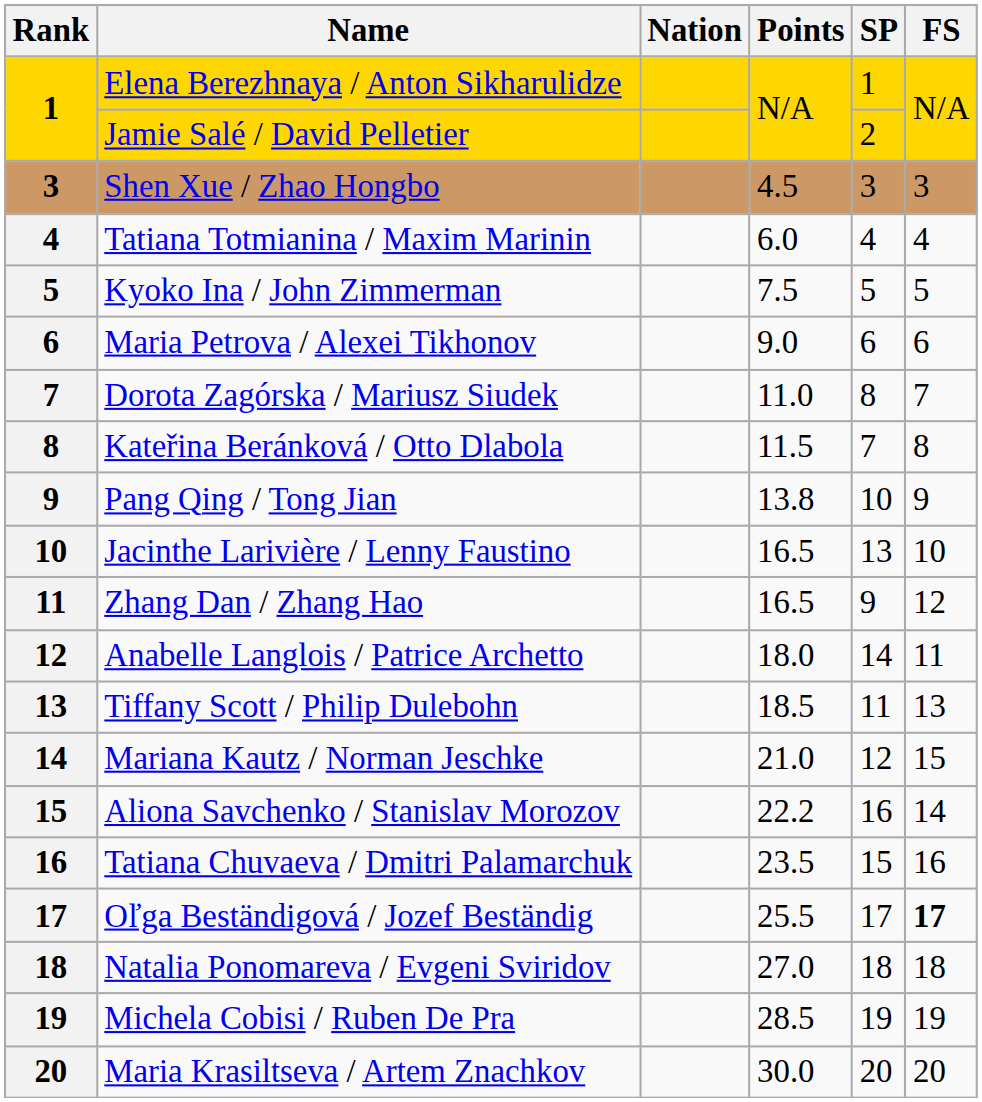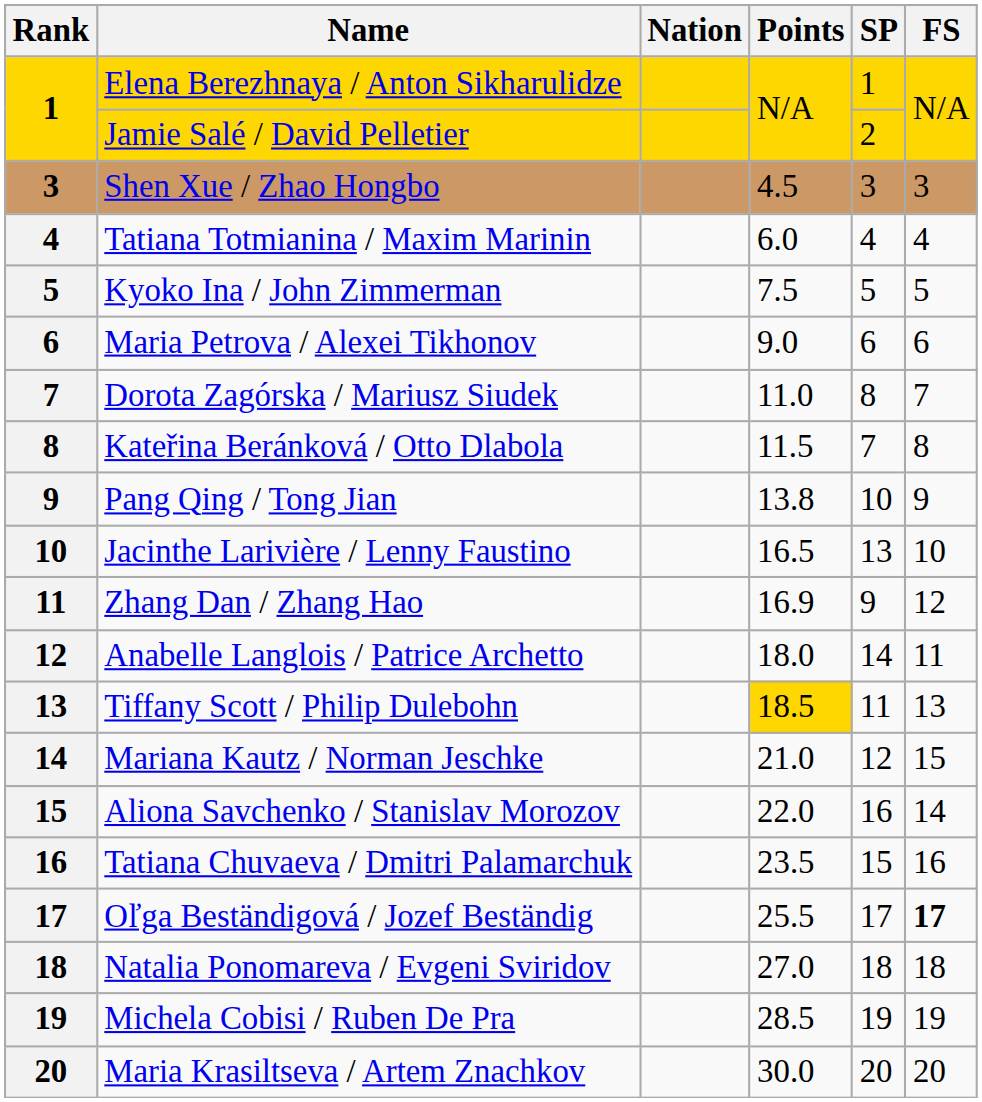(786, 602) 16.5 -> (786, 602) 16.9
(786, 706) no background -> (786, 706) gold background
(786, 810) 22.2 -> (786, 810) 22.0
